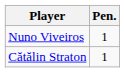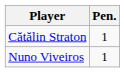rows swapped: (47, 56) <-> (46, 36)
